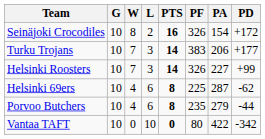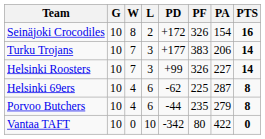columns swapped: (172, 13) <-> (246, 13)
